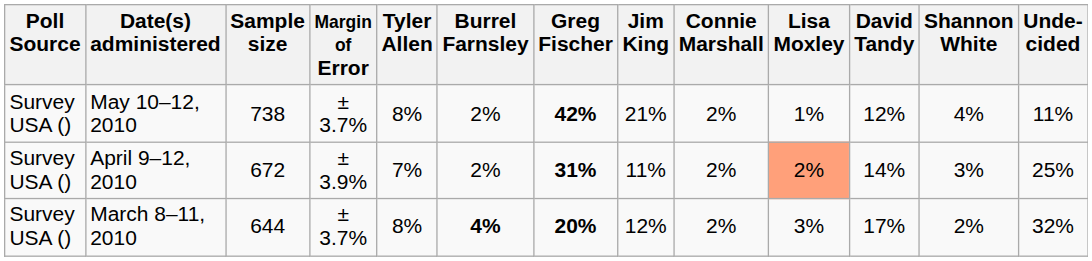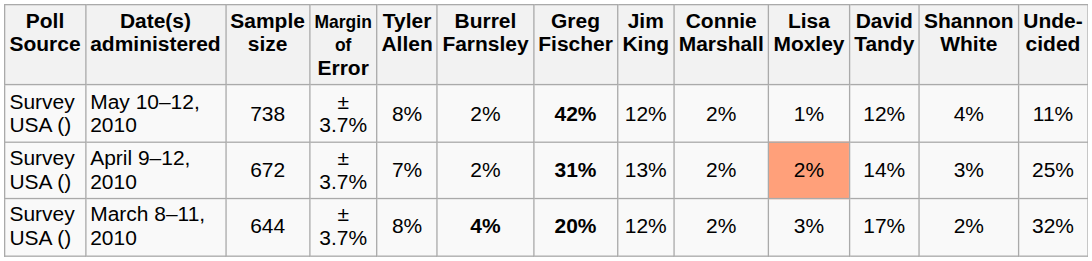(646, 113) 21% -> (646, 113) 12%
(343, 170) ± 3.9% -> (343, 170) ± 3.7%
(646, 170) 11% -> (646, 170) 13%
